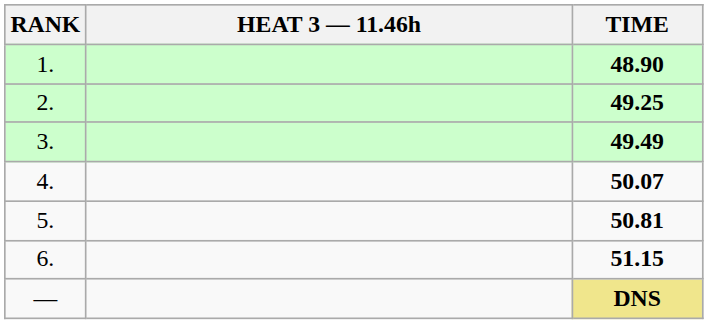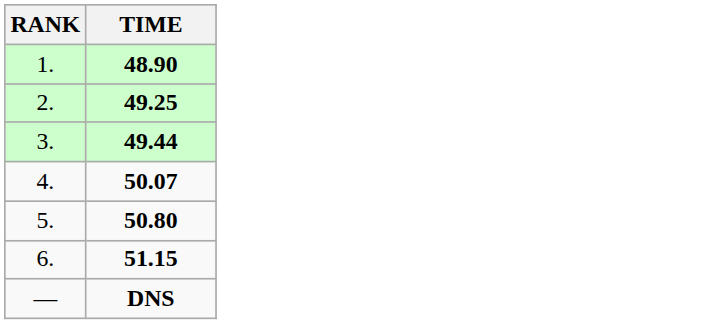- column: (329, 24)
(637, 142) 49.49 -> (151, 142) 49.44
(637, 220) 50.81 -> (151, 220) 50.80
(637, 298) khaki background -> (151, 298) no background
